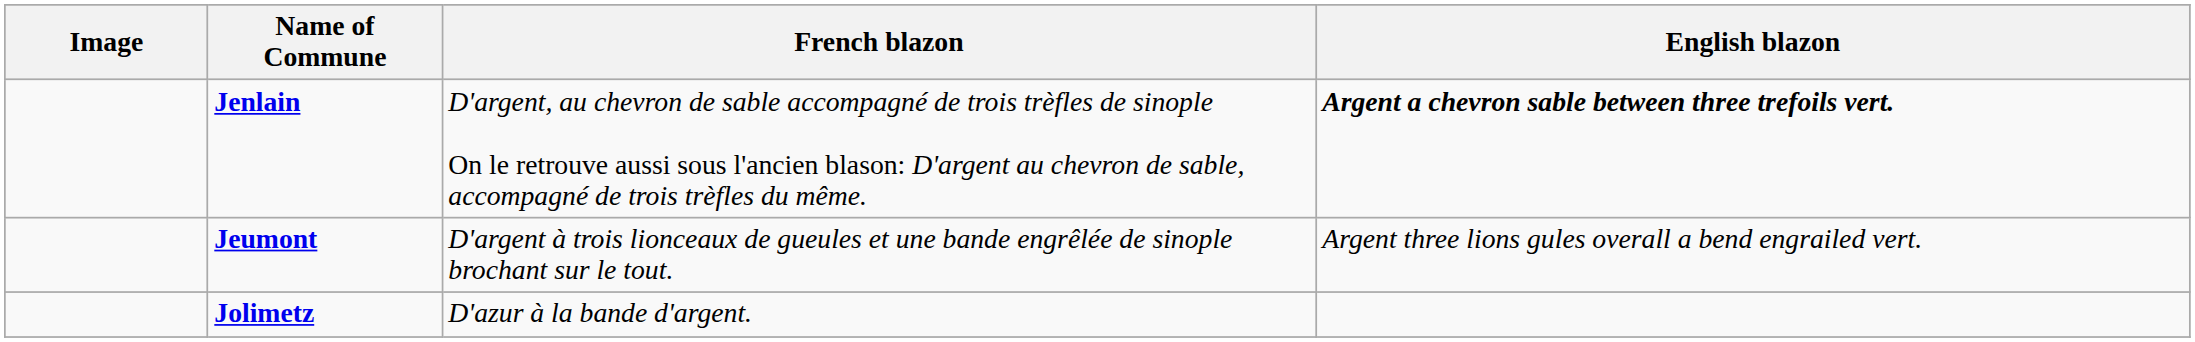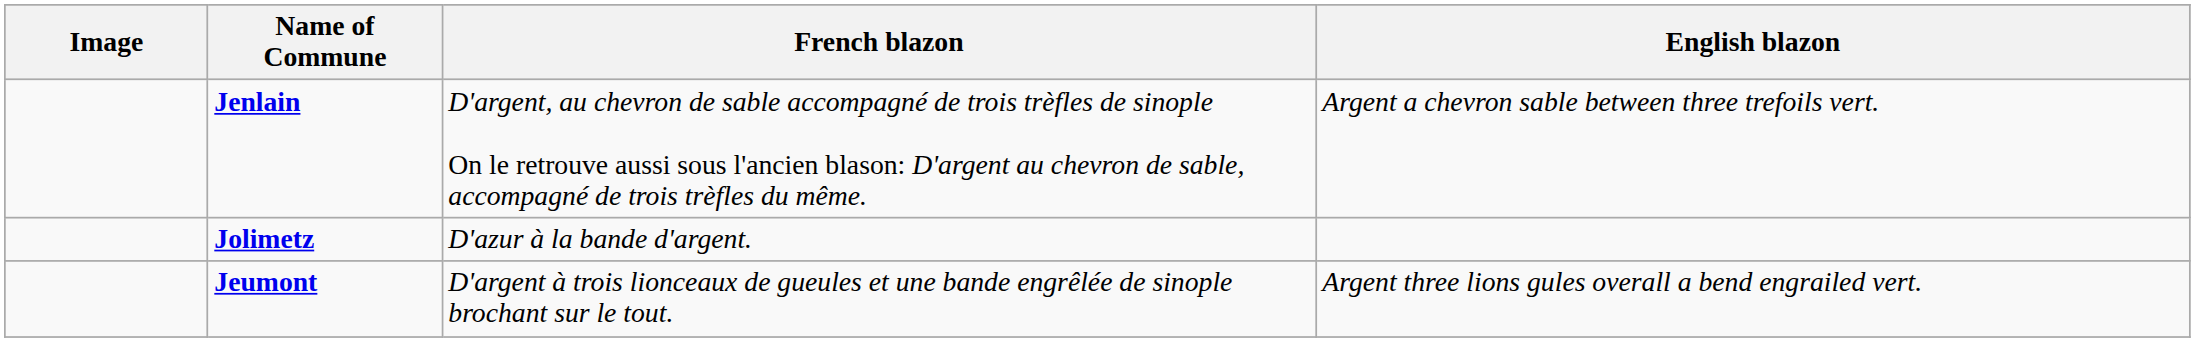(1608, 101) bold -> (1601, 101) normal
rows swapped: (266, 238) <-> (264, 313)
